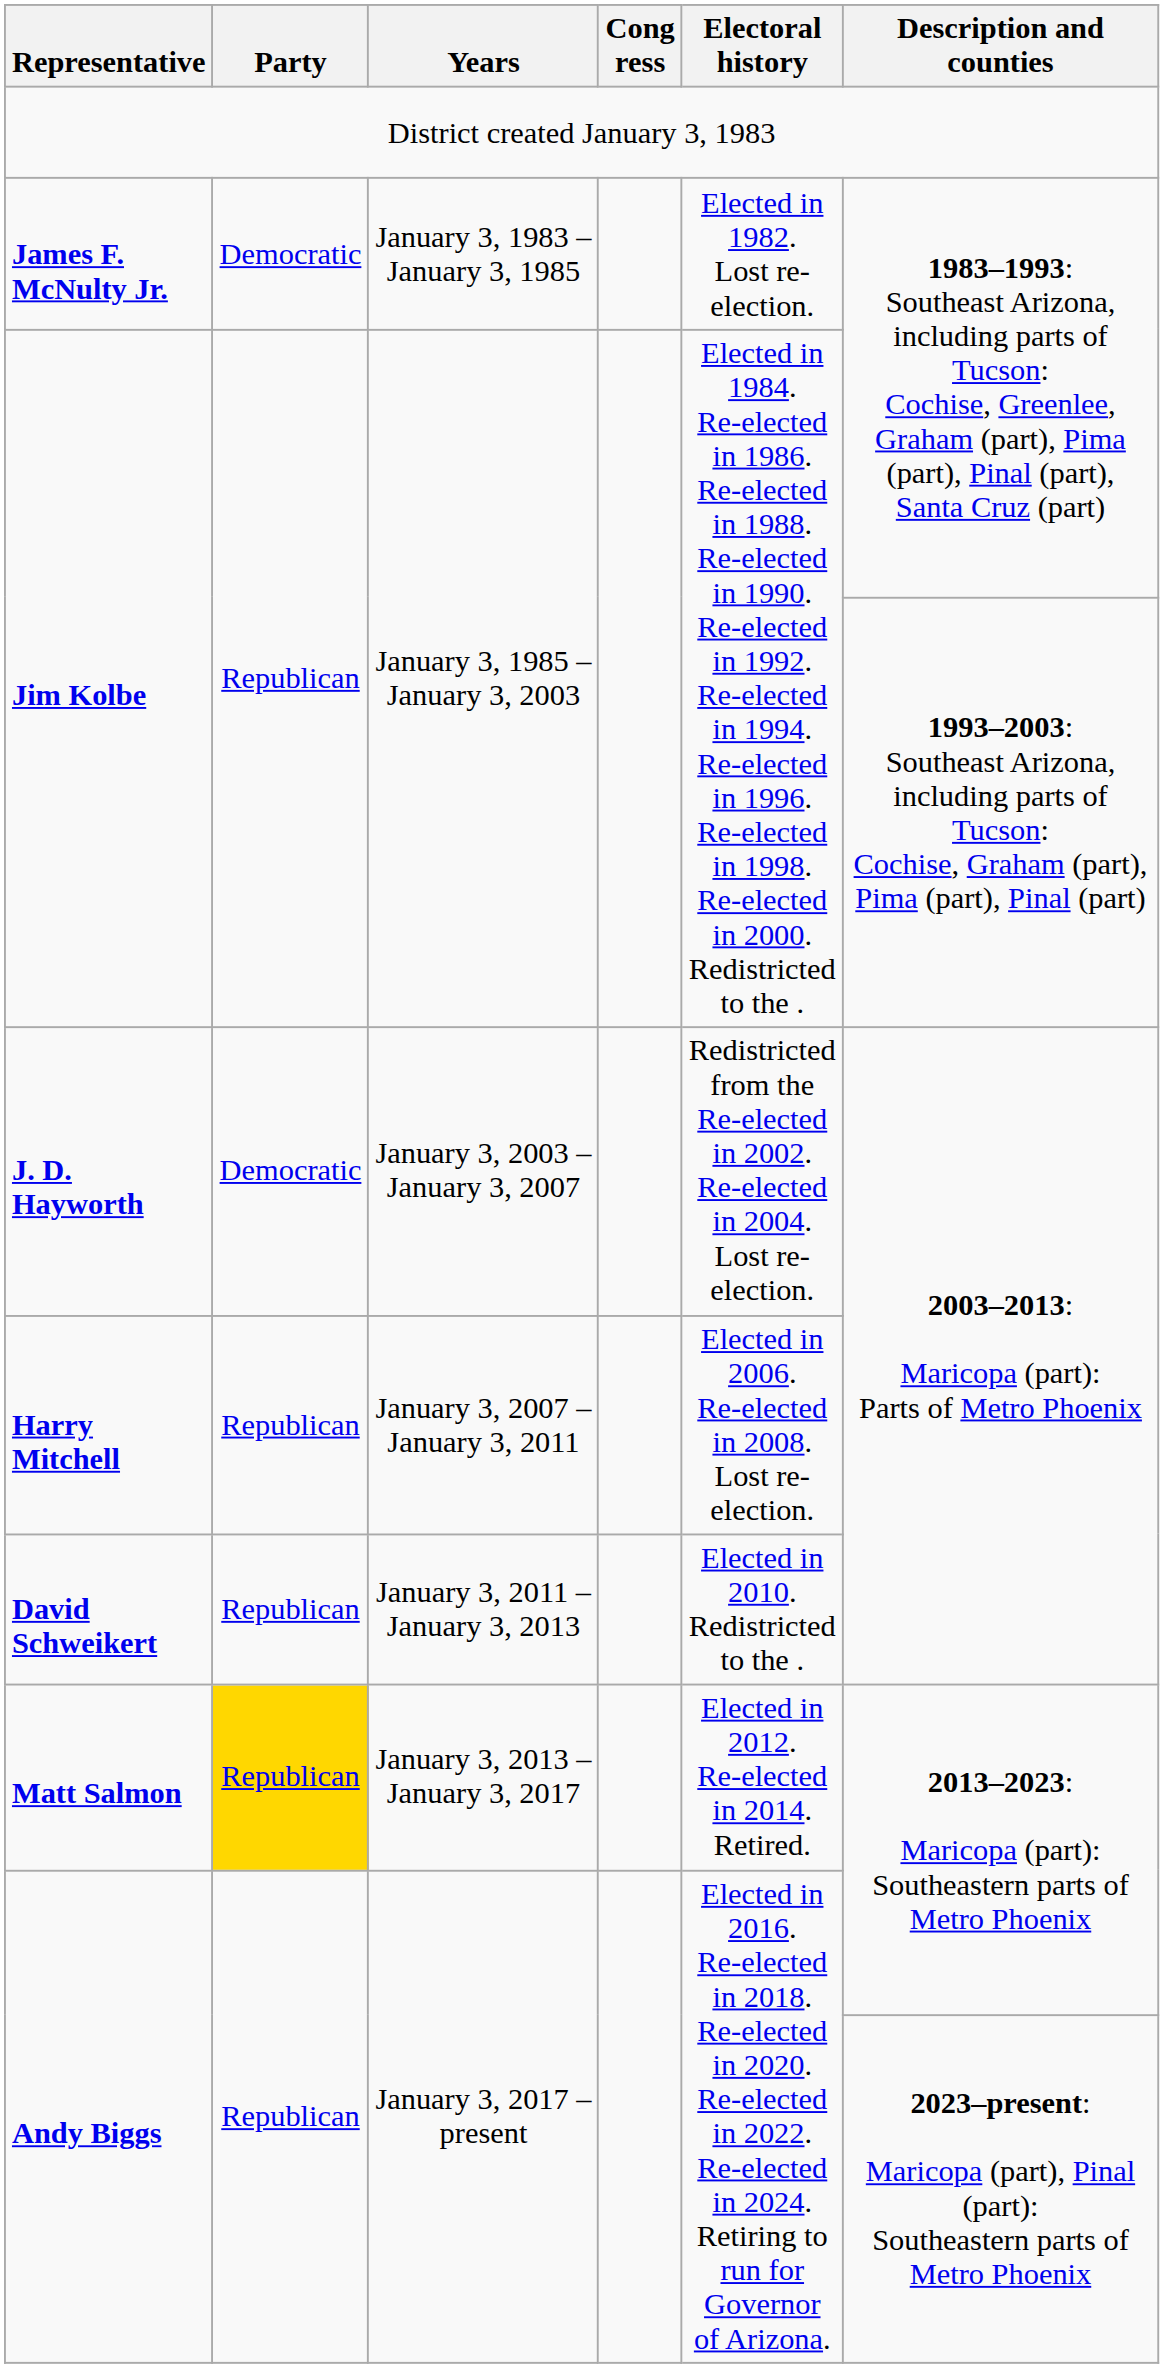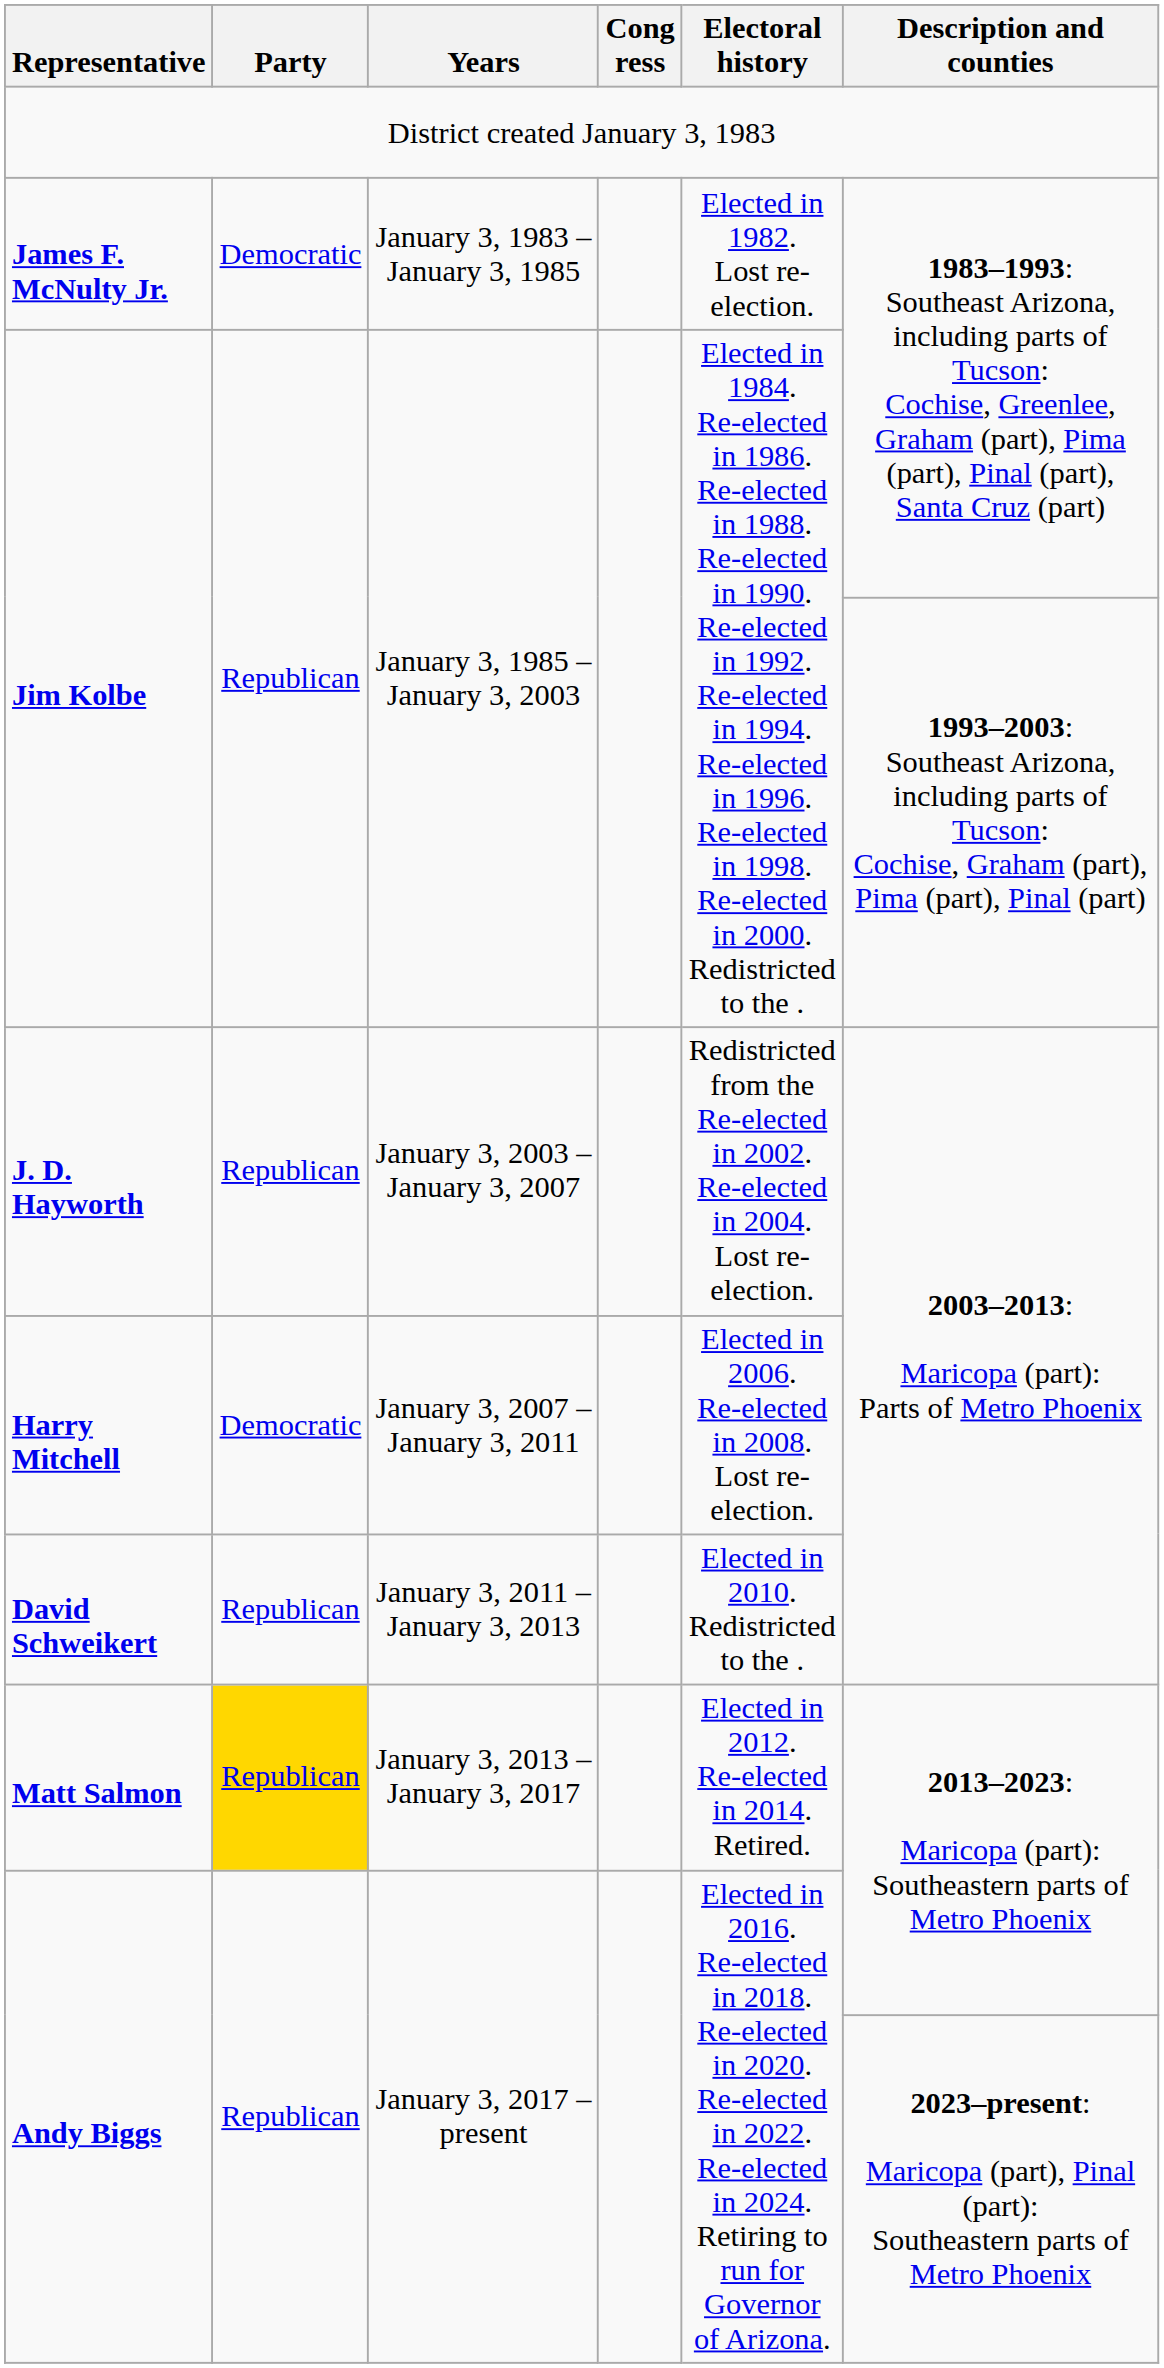(290, 1170) Democratic -> (290, 1170) Republican
(290, 1424) Republican -> (290, 1424) Democratic
